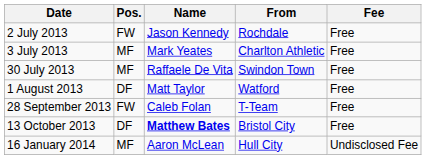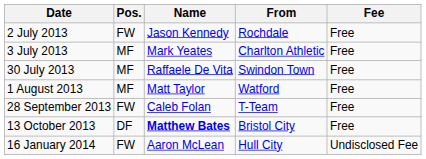(124, 88) DF -> (125, 88) MF
(125, 145) MF -> (126, 145) FW
